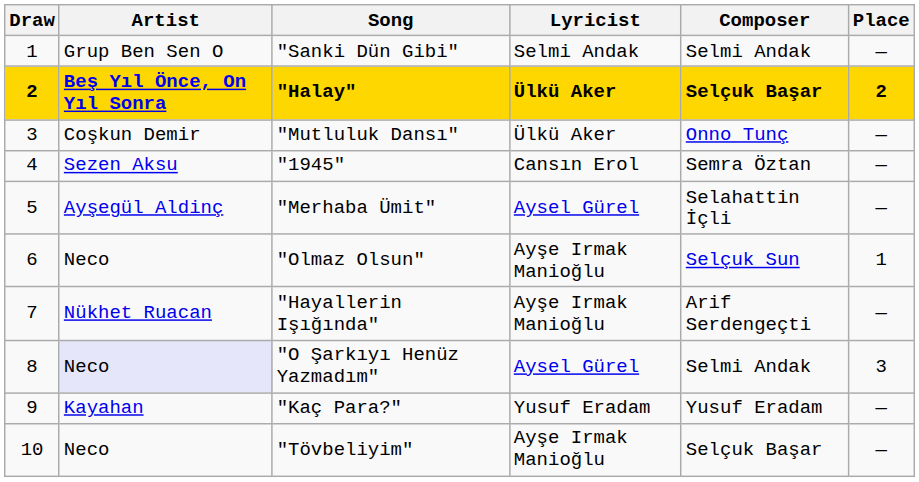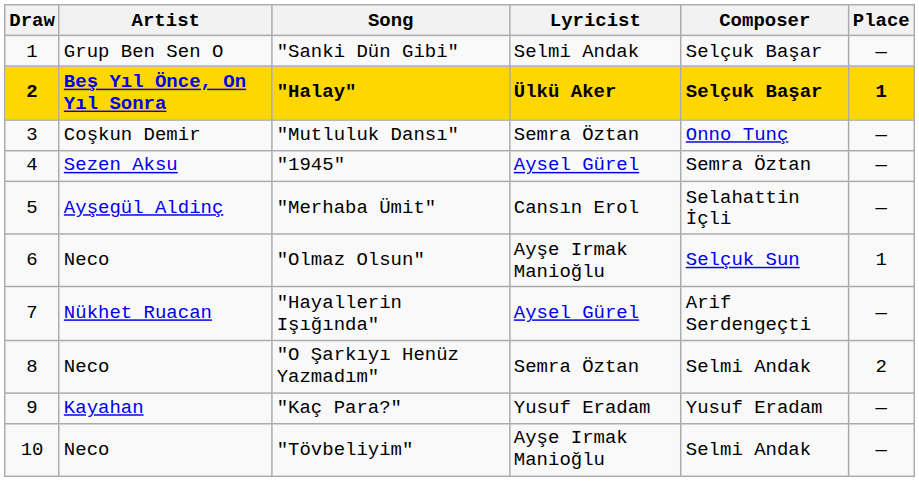(748, 51) Selmi Andak -> (754, 51) Selçuk Başar
(881, 93) 2 -> (881, 93) 1
(565, 135) Ülkü Aker -> (576, 135) Semra Öztan
(576, 166) Cansın Erol -> (576, 166) Aysel Gürel
(576, 208) Aysel Gürel -> (576, 208) Cansın Erol
(571, 313) Ayşe Irmak Manioğlu -> (576, 313) Aysel Gürel
(87, 366) lavender background -> (87, 366) no background
(576, 366) Aysel Gürel -> (576, 366) Semra Öztan
(881, 366) 3 -> (881, 366) 2
(754, 450) Selçuk Başar -> (748, 450) Selmi Andak
